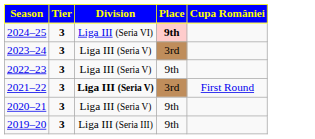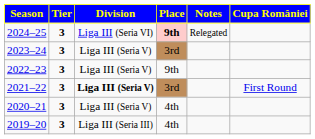+ column: (209, 14)
(172, 106) 9th -> (172, 106) 4th
(172, 125) 9th -> (172, 125) 4th
